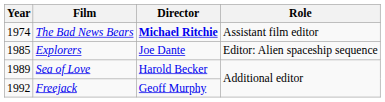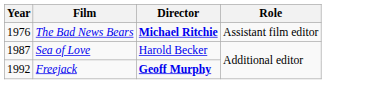(19, 32) 1974 -> (19, 32) 1976
- row: (59, 50)
(19, 69) 1989 -> (19, 50) 1987
(173, 87) normal -> (175, 69) bold
